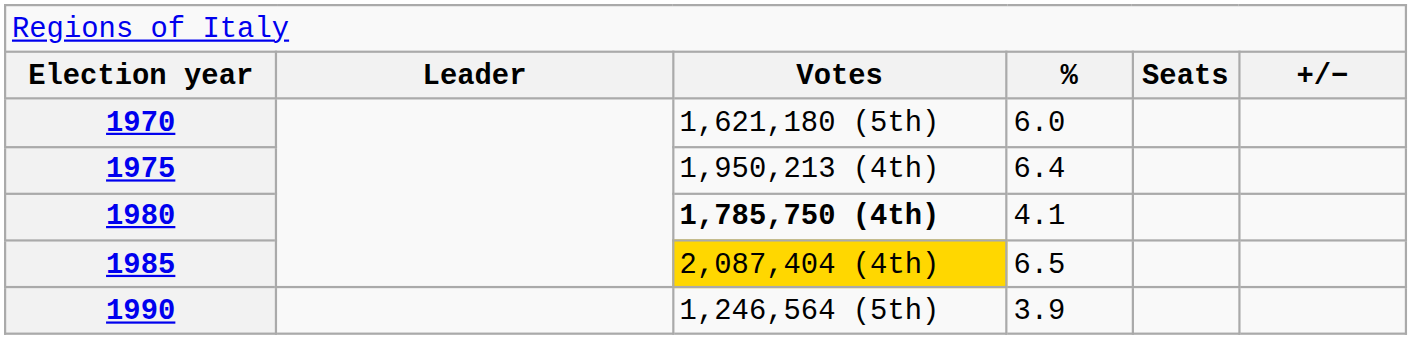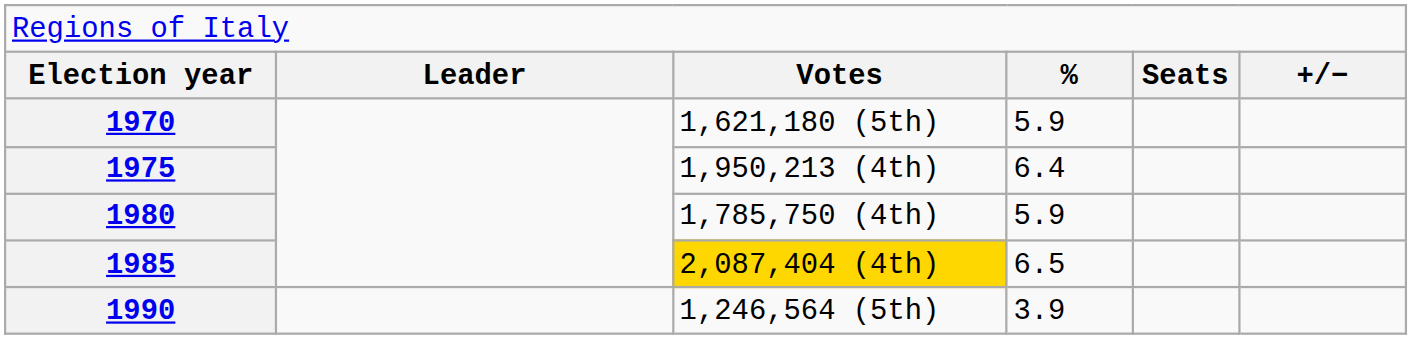(1039, 123) 6.0 -> (1039, 123) 5.9
(810, 217) bold -> (810, 217) normal
(1039, 217) 4.1 -> (1039, 217) 5.9
